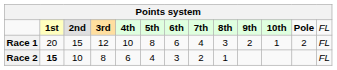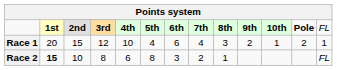(152, 43) 8 -> (152, 43) 4
(324, 43) FL -> (324, 43) 1
(152, 58) 4 -> (152, 58) 8
